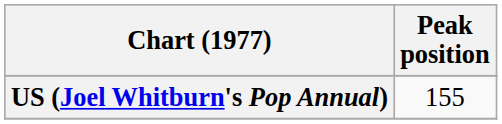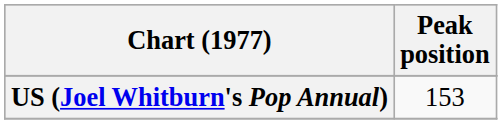(445, 97) 155 -> (445, 97) 153
